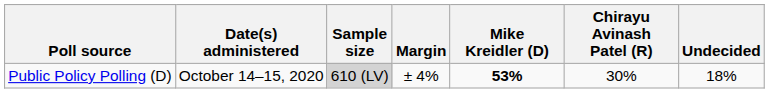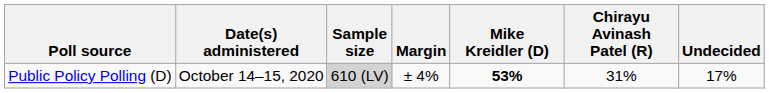(621, 76) 30% -> (621, 76) 31%
(721, 76) 18% -> (721, 76) 17%
